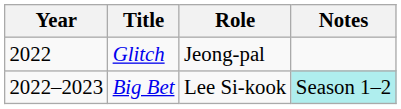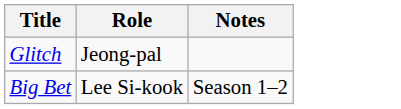- column: (56, 20)
(344, 86) paleturquoise background -> (240, 86) no background
